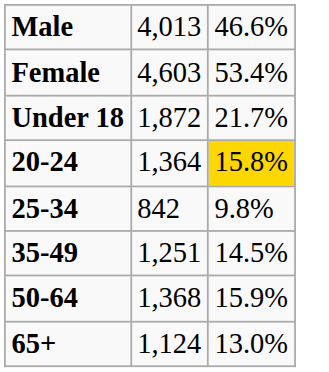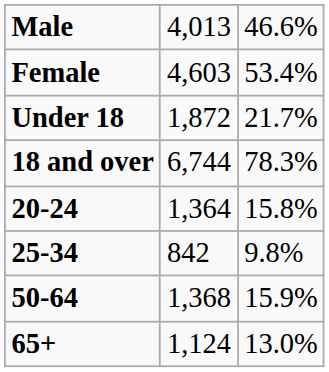+ row: (83, 162)
(251, 162) gold background -> (281, 207) no background
- row: (45, 252)
